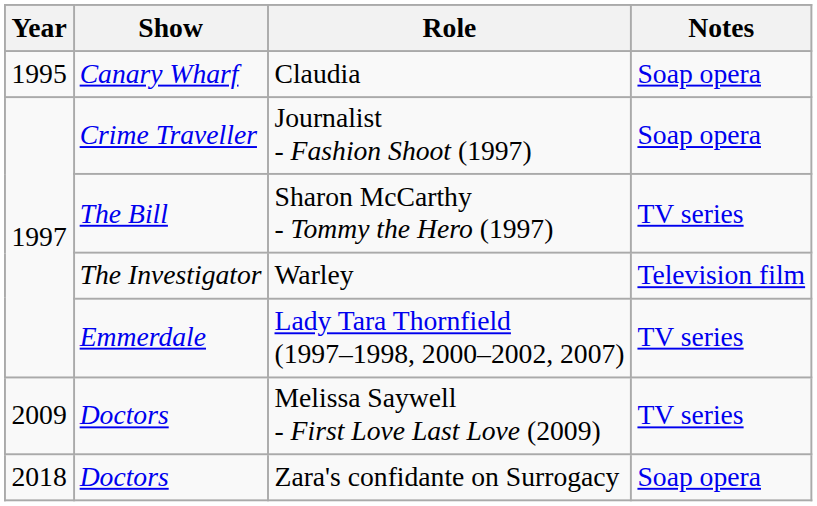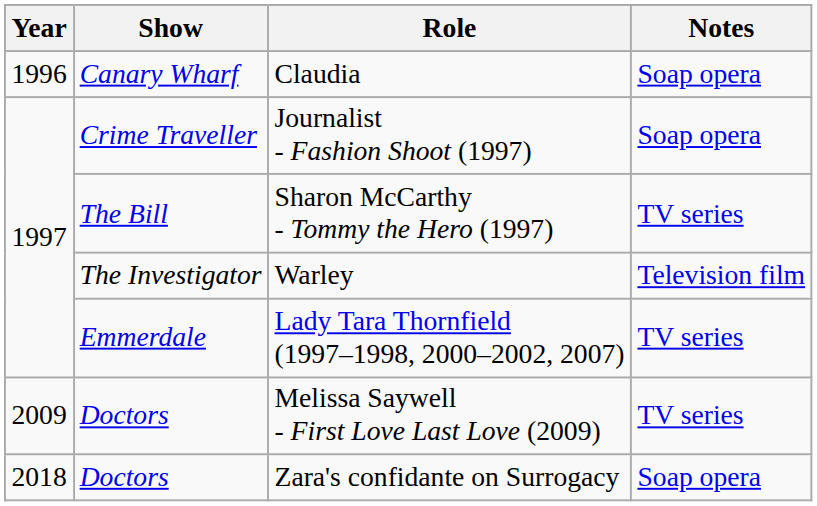(39, 73) 1995 -> (39, 73) 1996
